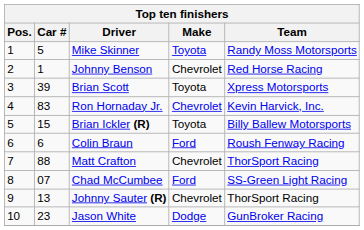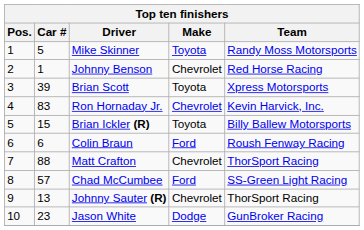(44, 180) 07 -> (44, 180) 57
